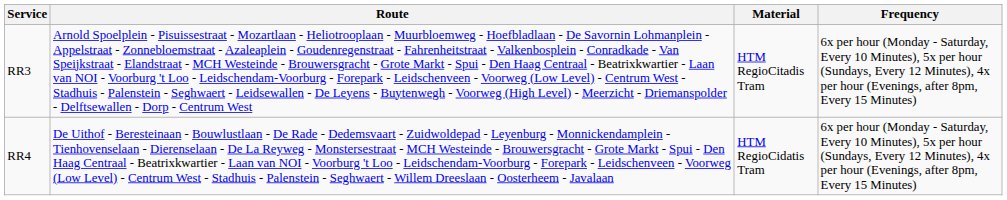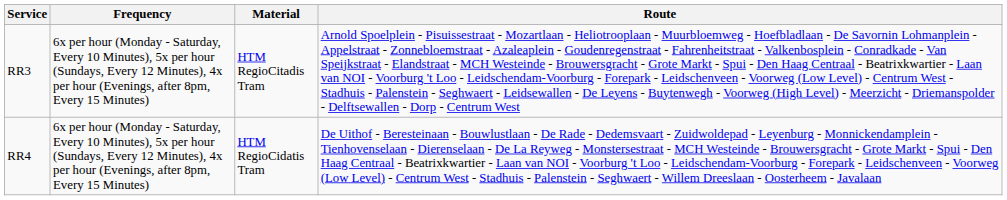columns swapped: (392, 14) <-> (910, 14)
